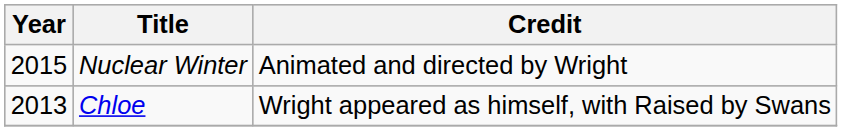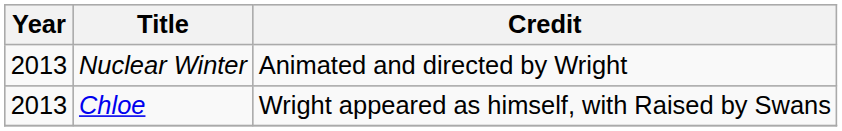(39, 65) 2015 -> (39, 65) 2013
